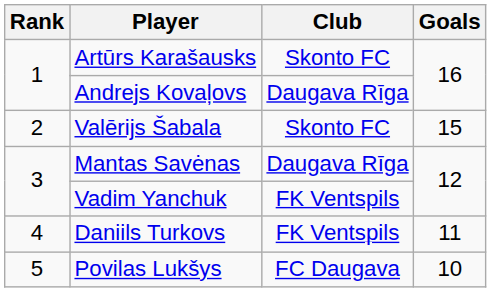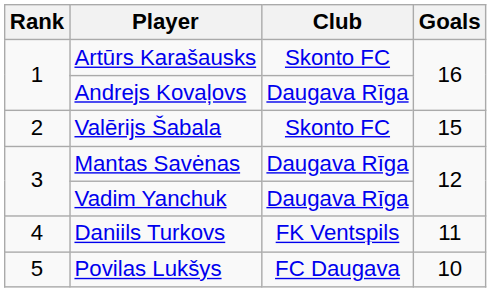(337, 198) FK Ventspils -> (338, 198) Daugava Rīga
